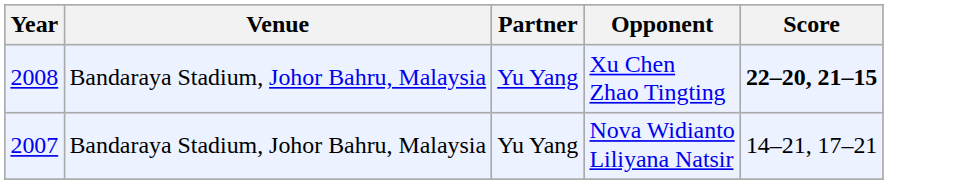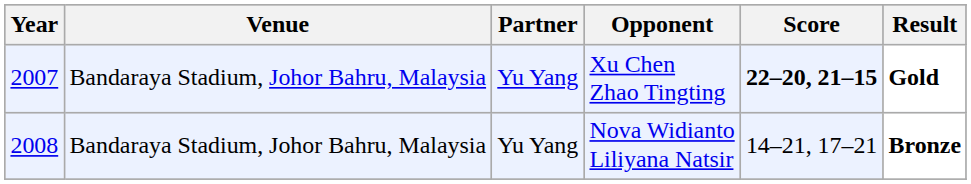+ column: (925, 24)
(34, 78) 2008 -> (34, 78) 2007
(34, 145) 2007 -> (34, 145) 2008
